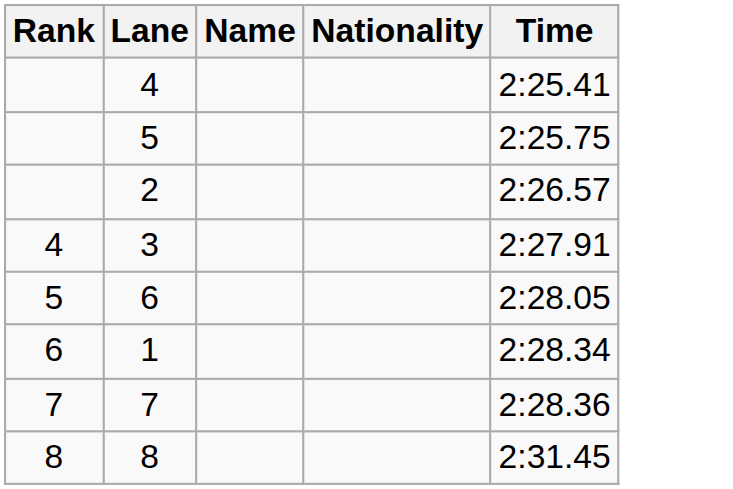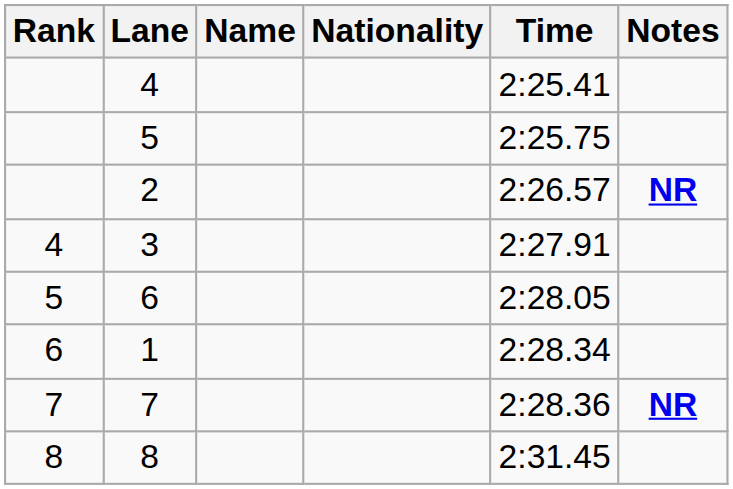+ column: (673, 31)
